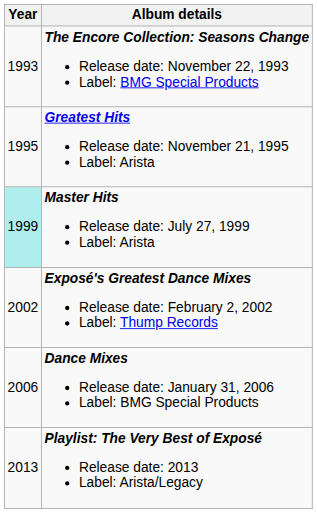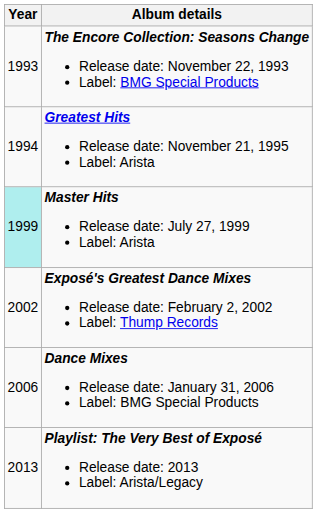(23, 146) 1995 -> (23, 146) 1994
